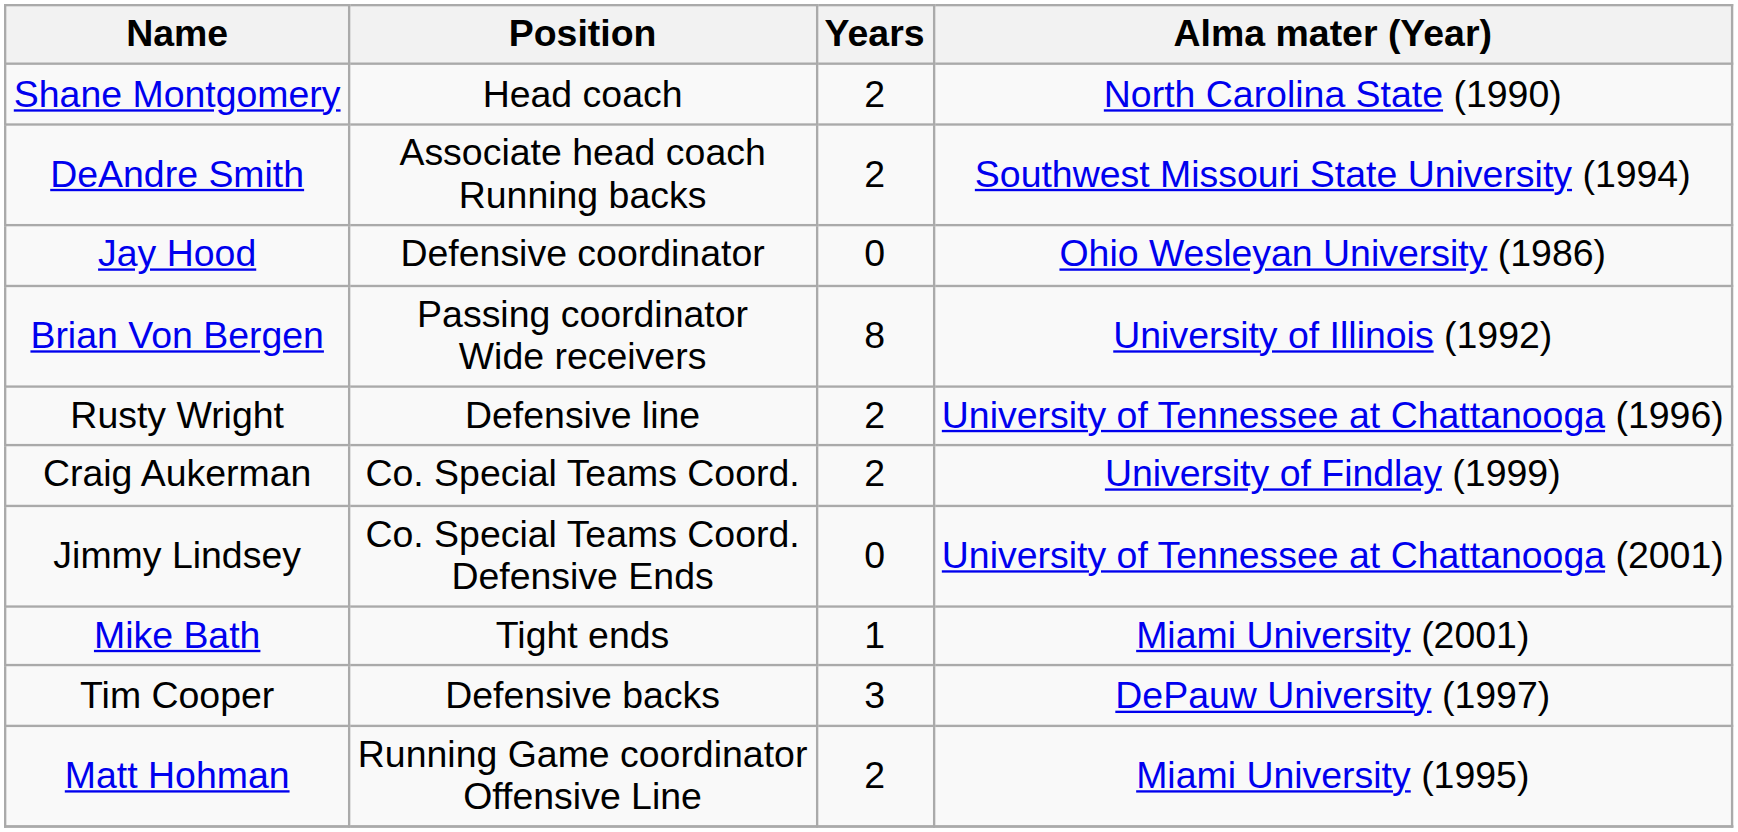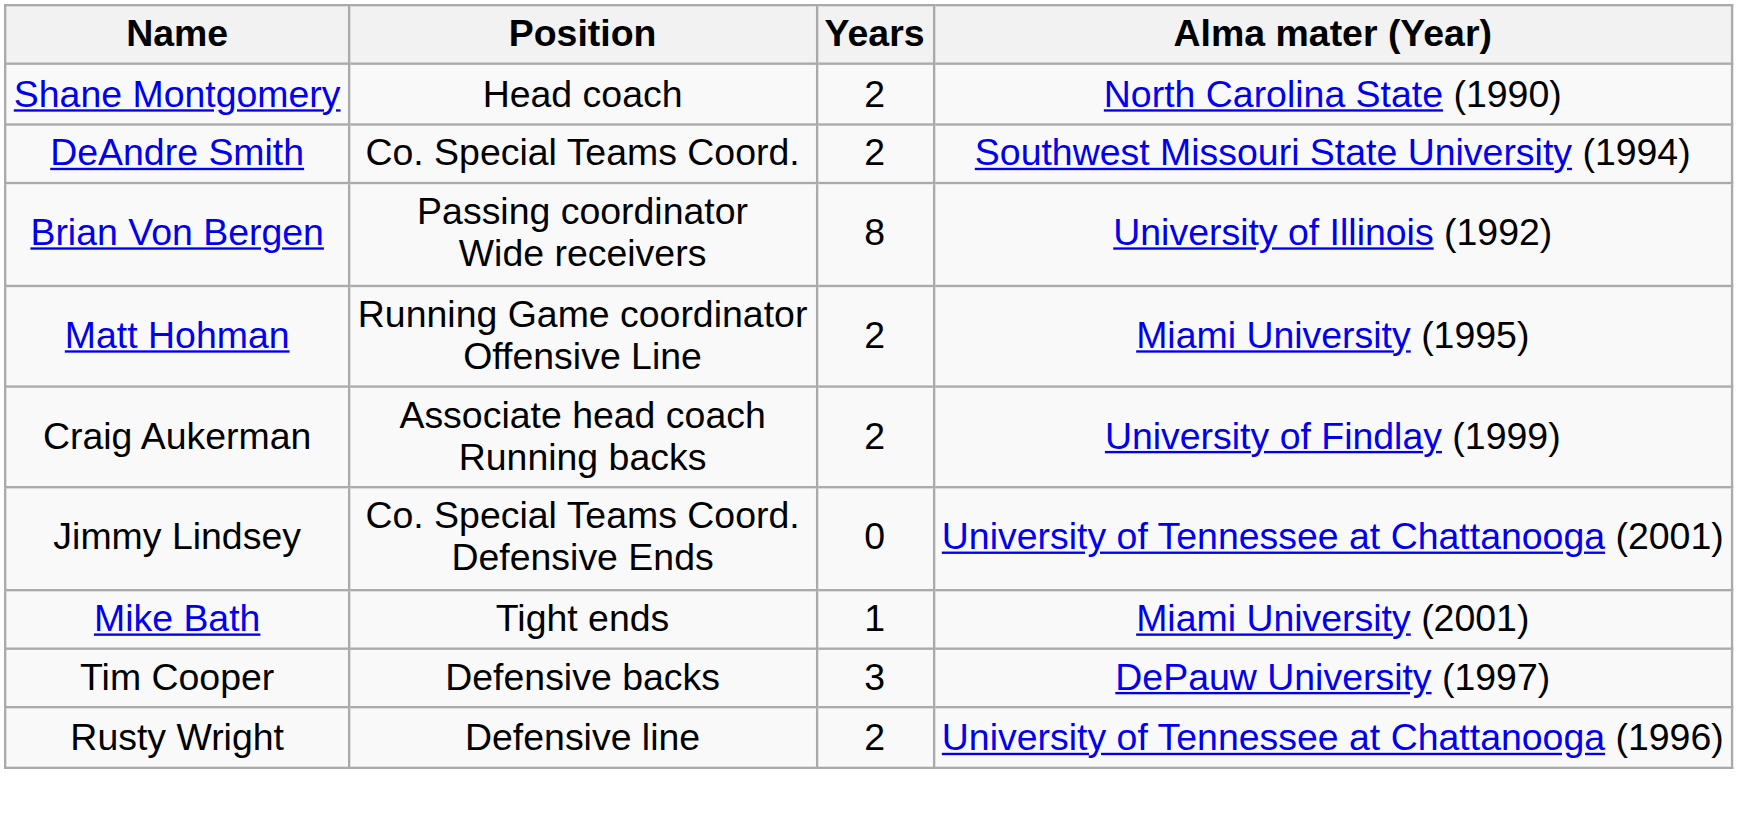(583, 174) Associate head coach Running backs -> (583, 152) Co. Special Teams Coord.
- row: (177, 254)
rows swapped: (177, 775) <-> (177, 415)
(583, 474) Co. Special Teams Coord. -> (583, 436) Associate head coach Running backs
